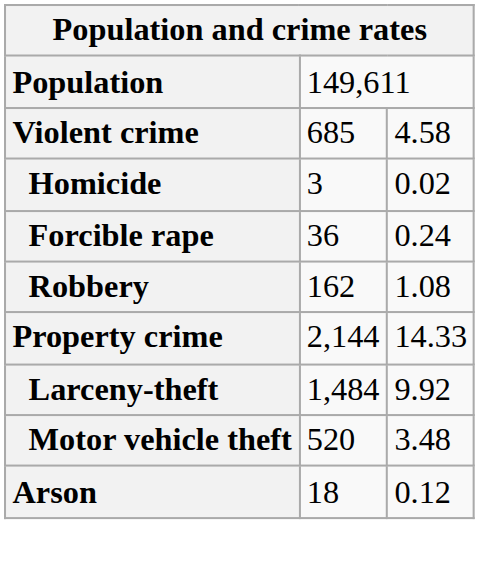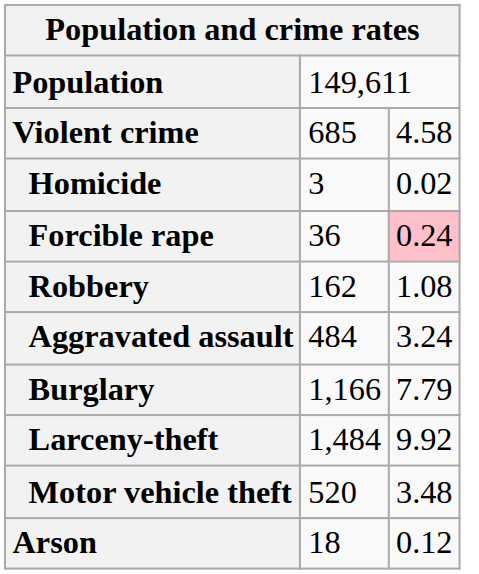(423, 235) no background -> (424, 235) pink background
+ row: (153, 337)
- row: (118, 337)
+ row: (83, 388)
